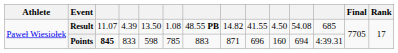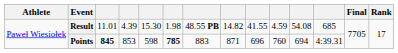(107, 26) 11.07 -> (107, 26) 11.01
(151, 26) 13.50 -> (151, 26) 15.30
(173, 26) 1.08 -> (173, 26) 1.98
(279, 26) 4.50 -> (279, 26) 4.59
(129, 41) 833 -> (129, 41) 853
(173, 41) normal -> (173, 41) bold
(279, 41) 160 -> (279, 41) 760
